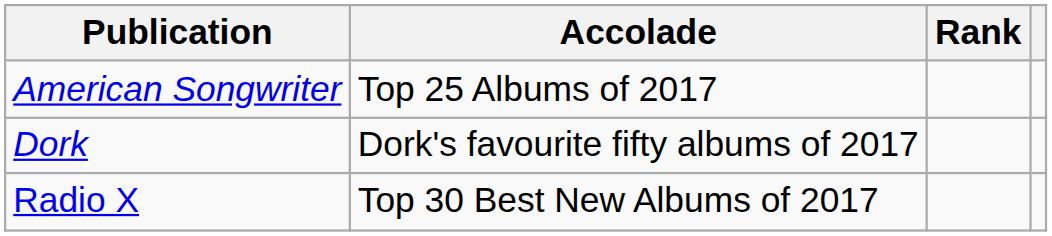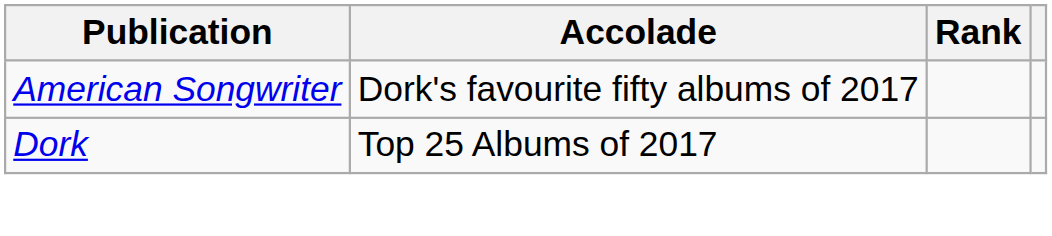(538, 88) Top 25 Albums of 2017 -> (638, 88) Dork's favourite fifty albums of 2017
(638, 144) Dork's favourite fifty albums of 2017 -> (538, 144) Top 25 Albums of 2017
- row: (76, 200)
